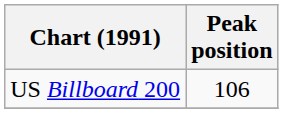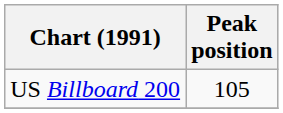(232, 88) 106 -> (232, 88) 105
